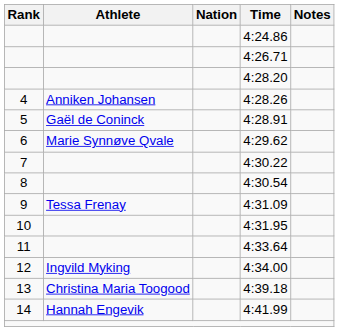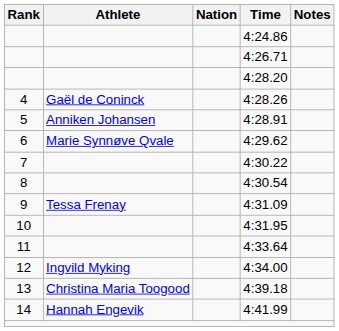(101, 99) Anniken Johansen -> (95, 99) Gaël de Coninck
(95, 120) Gaël de Coninck -> (101, 120) Anniken Johansen
